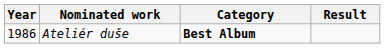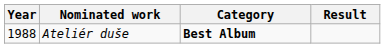(22, 34) 1986 -> (22, 34) 1988
